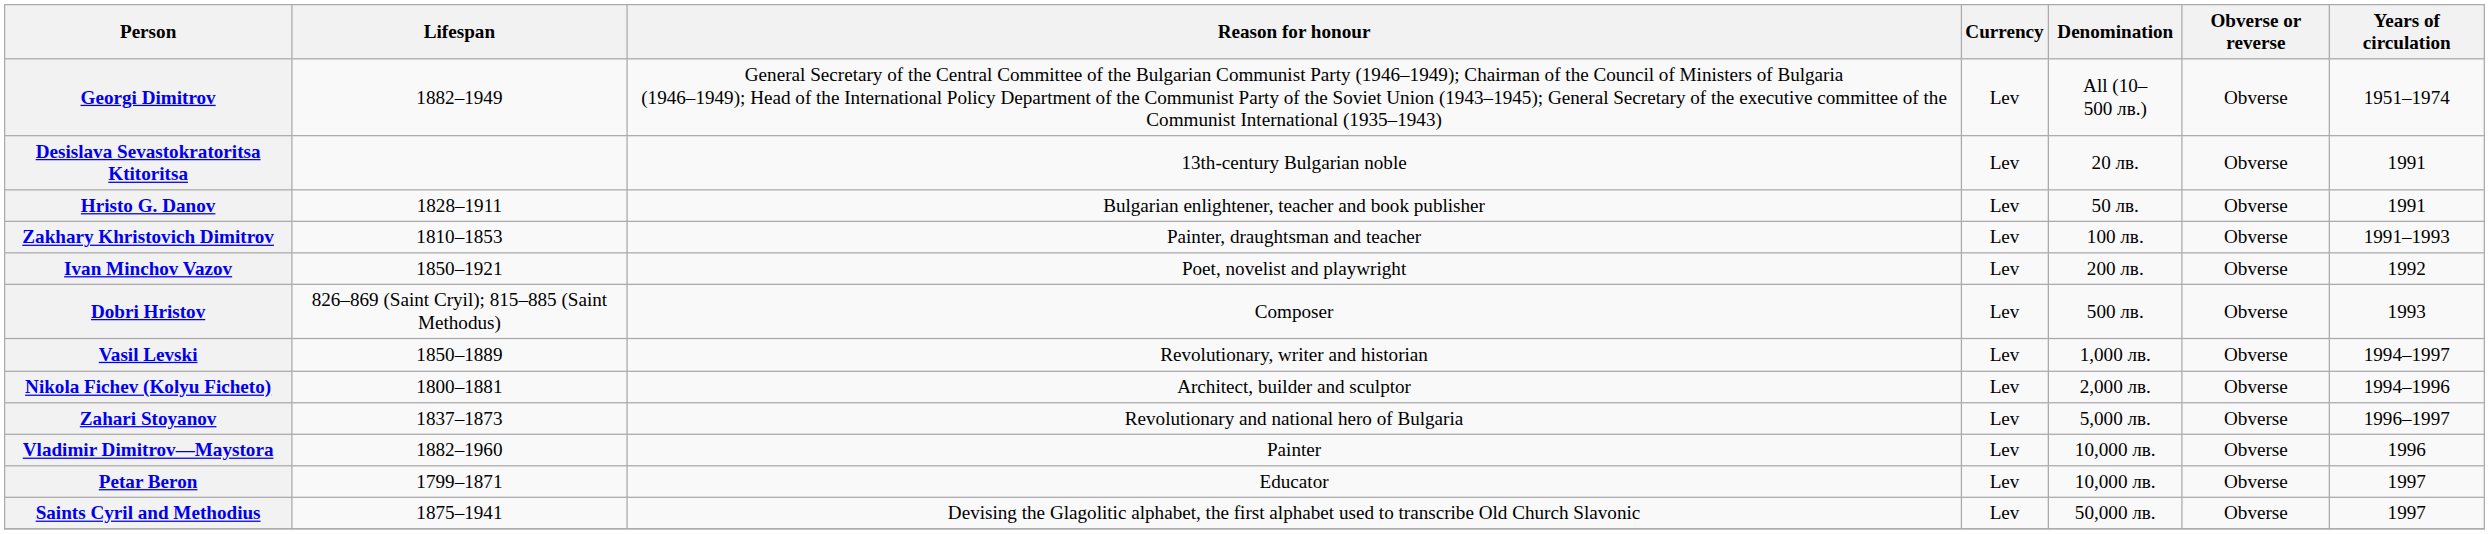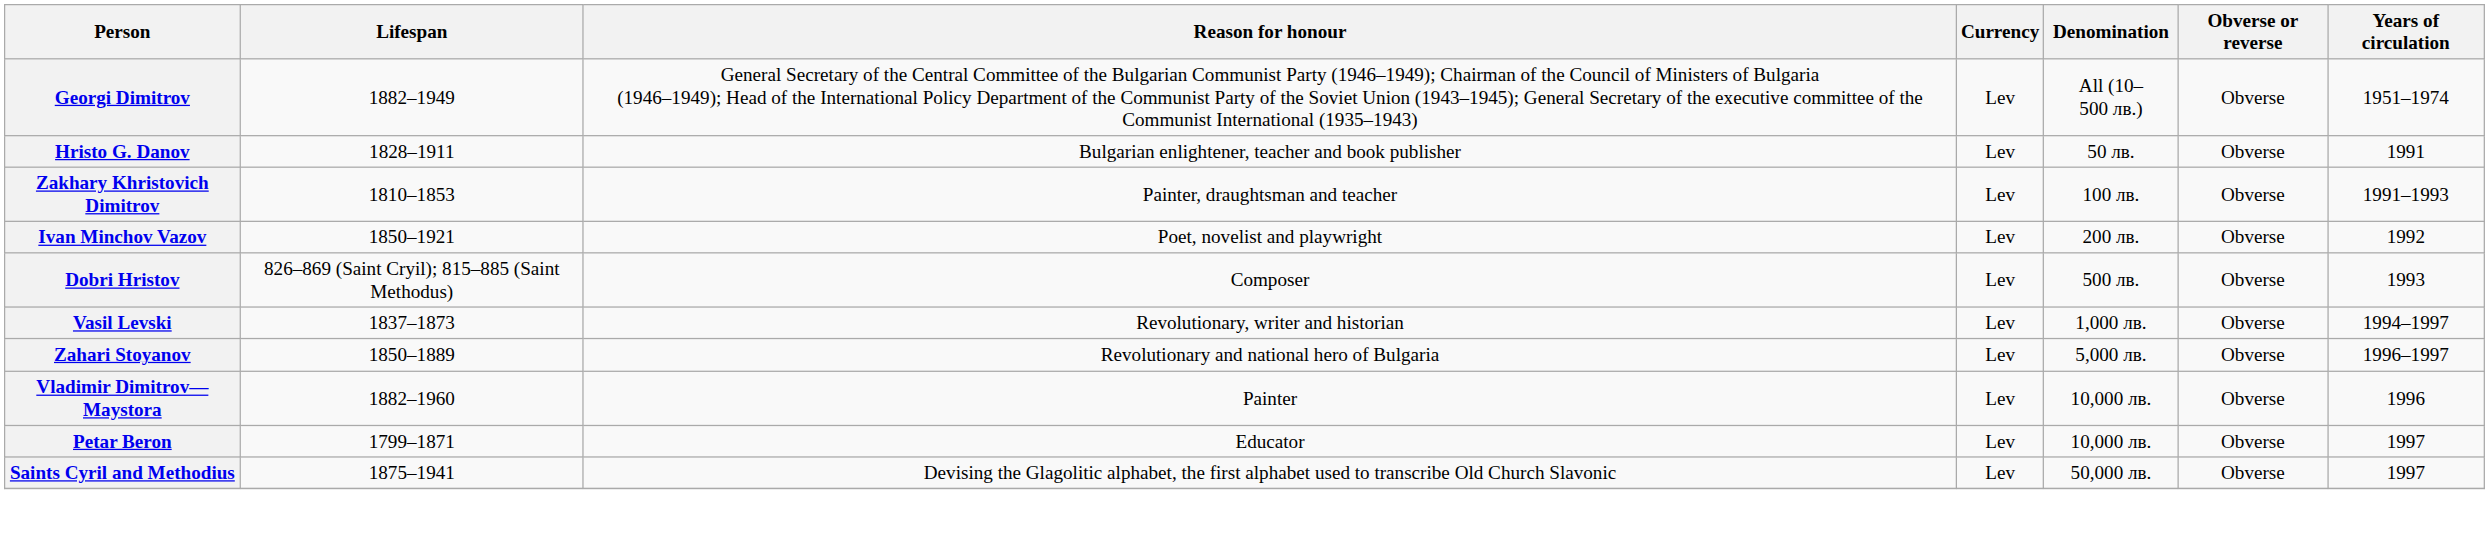- row: (148, 163)
(459, 354) 1850–1889 -> (412, 323) 1837–1873
- row: (148, 386)
(459, 418) 1837–1873 -> (412, 354) 1850–1889
